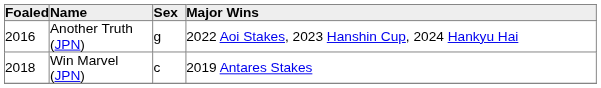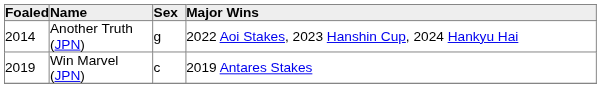(20, 36) 2016 -> (20, 36) 2014
(20, 68) 2018 -> (20, 68) 2019
